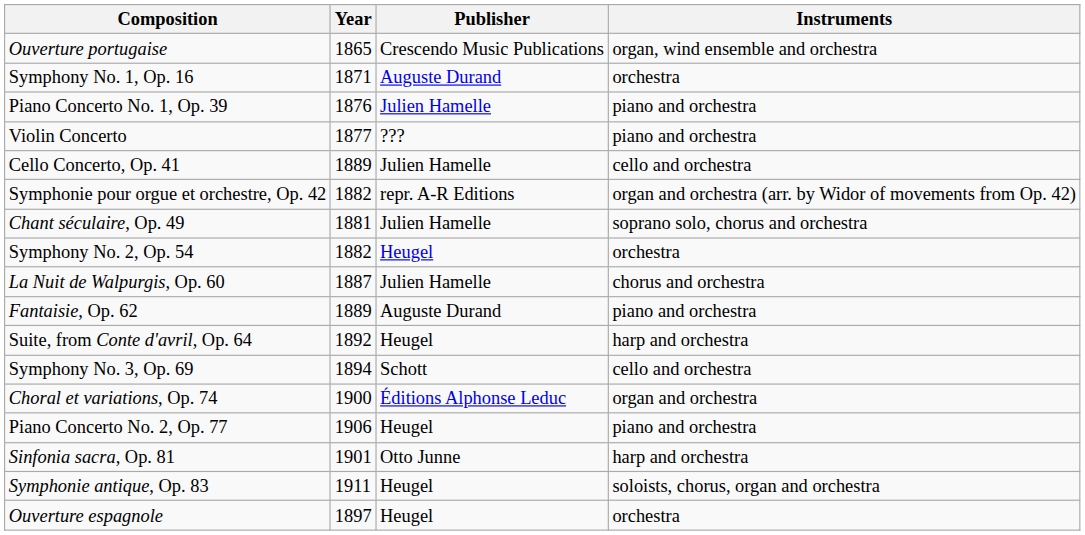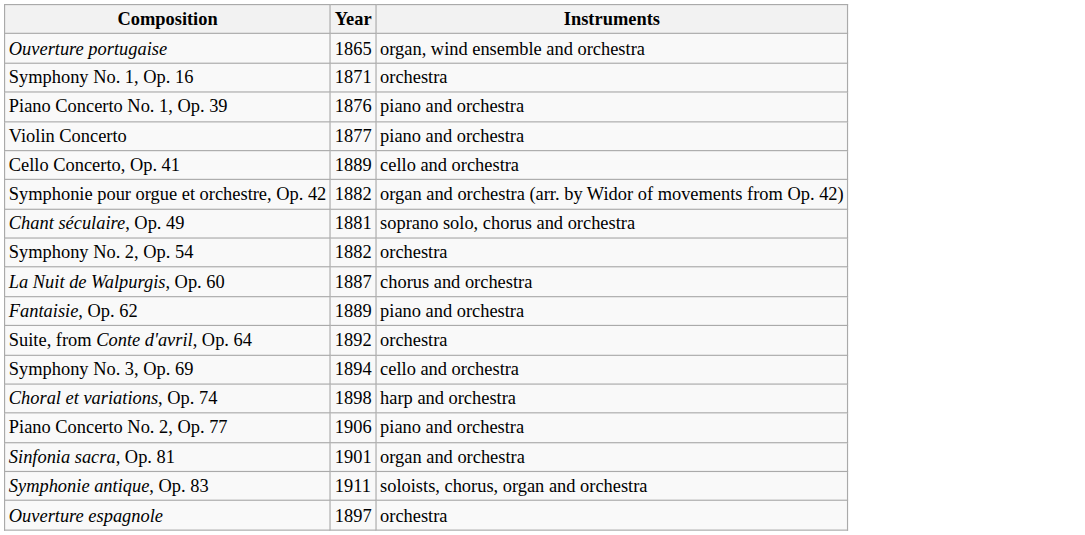- column: (492, 19)
(680, 340) harp and orchestra -> (414, 340) orchestra
(353, 398) 1900 -> (353, 398) 1898
(685, 398) organ and orchestra -> (448, 398) harp and orchestra
(680, 456) harp and orchestra -> (452, 456) organ and orchestra
